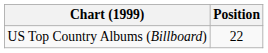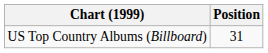(237, 36) 22 -> (237, 36) 31
